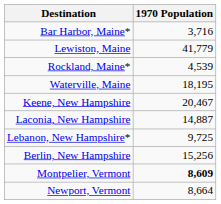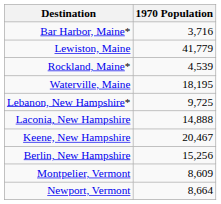rows swapped: (77, 102) <-> (69, 137)
(198, 119) 14,887 -> (198, 119) 14,888
(200, 173) bold -> (200, 173) normal
